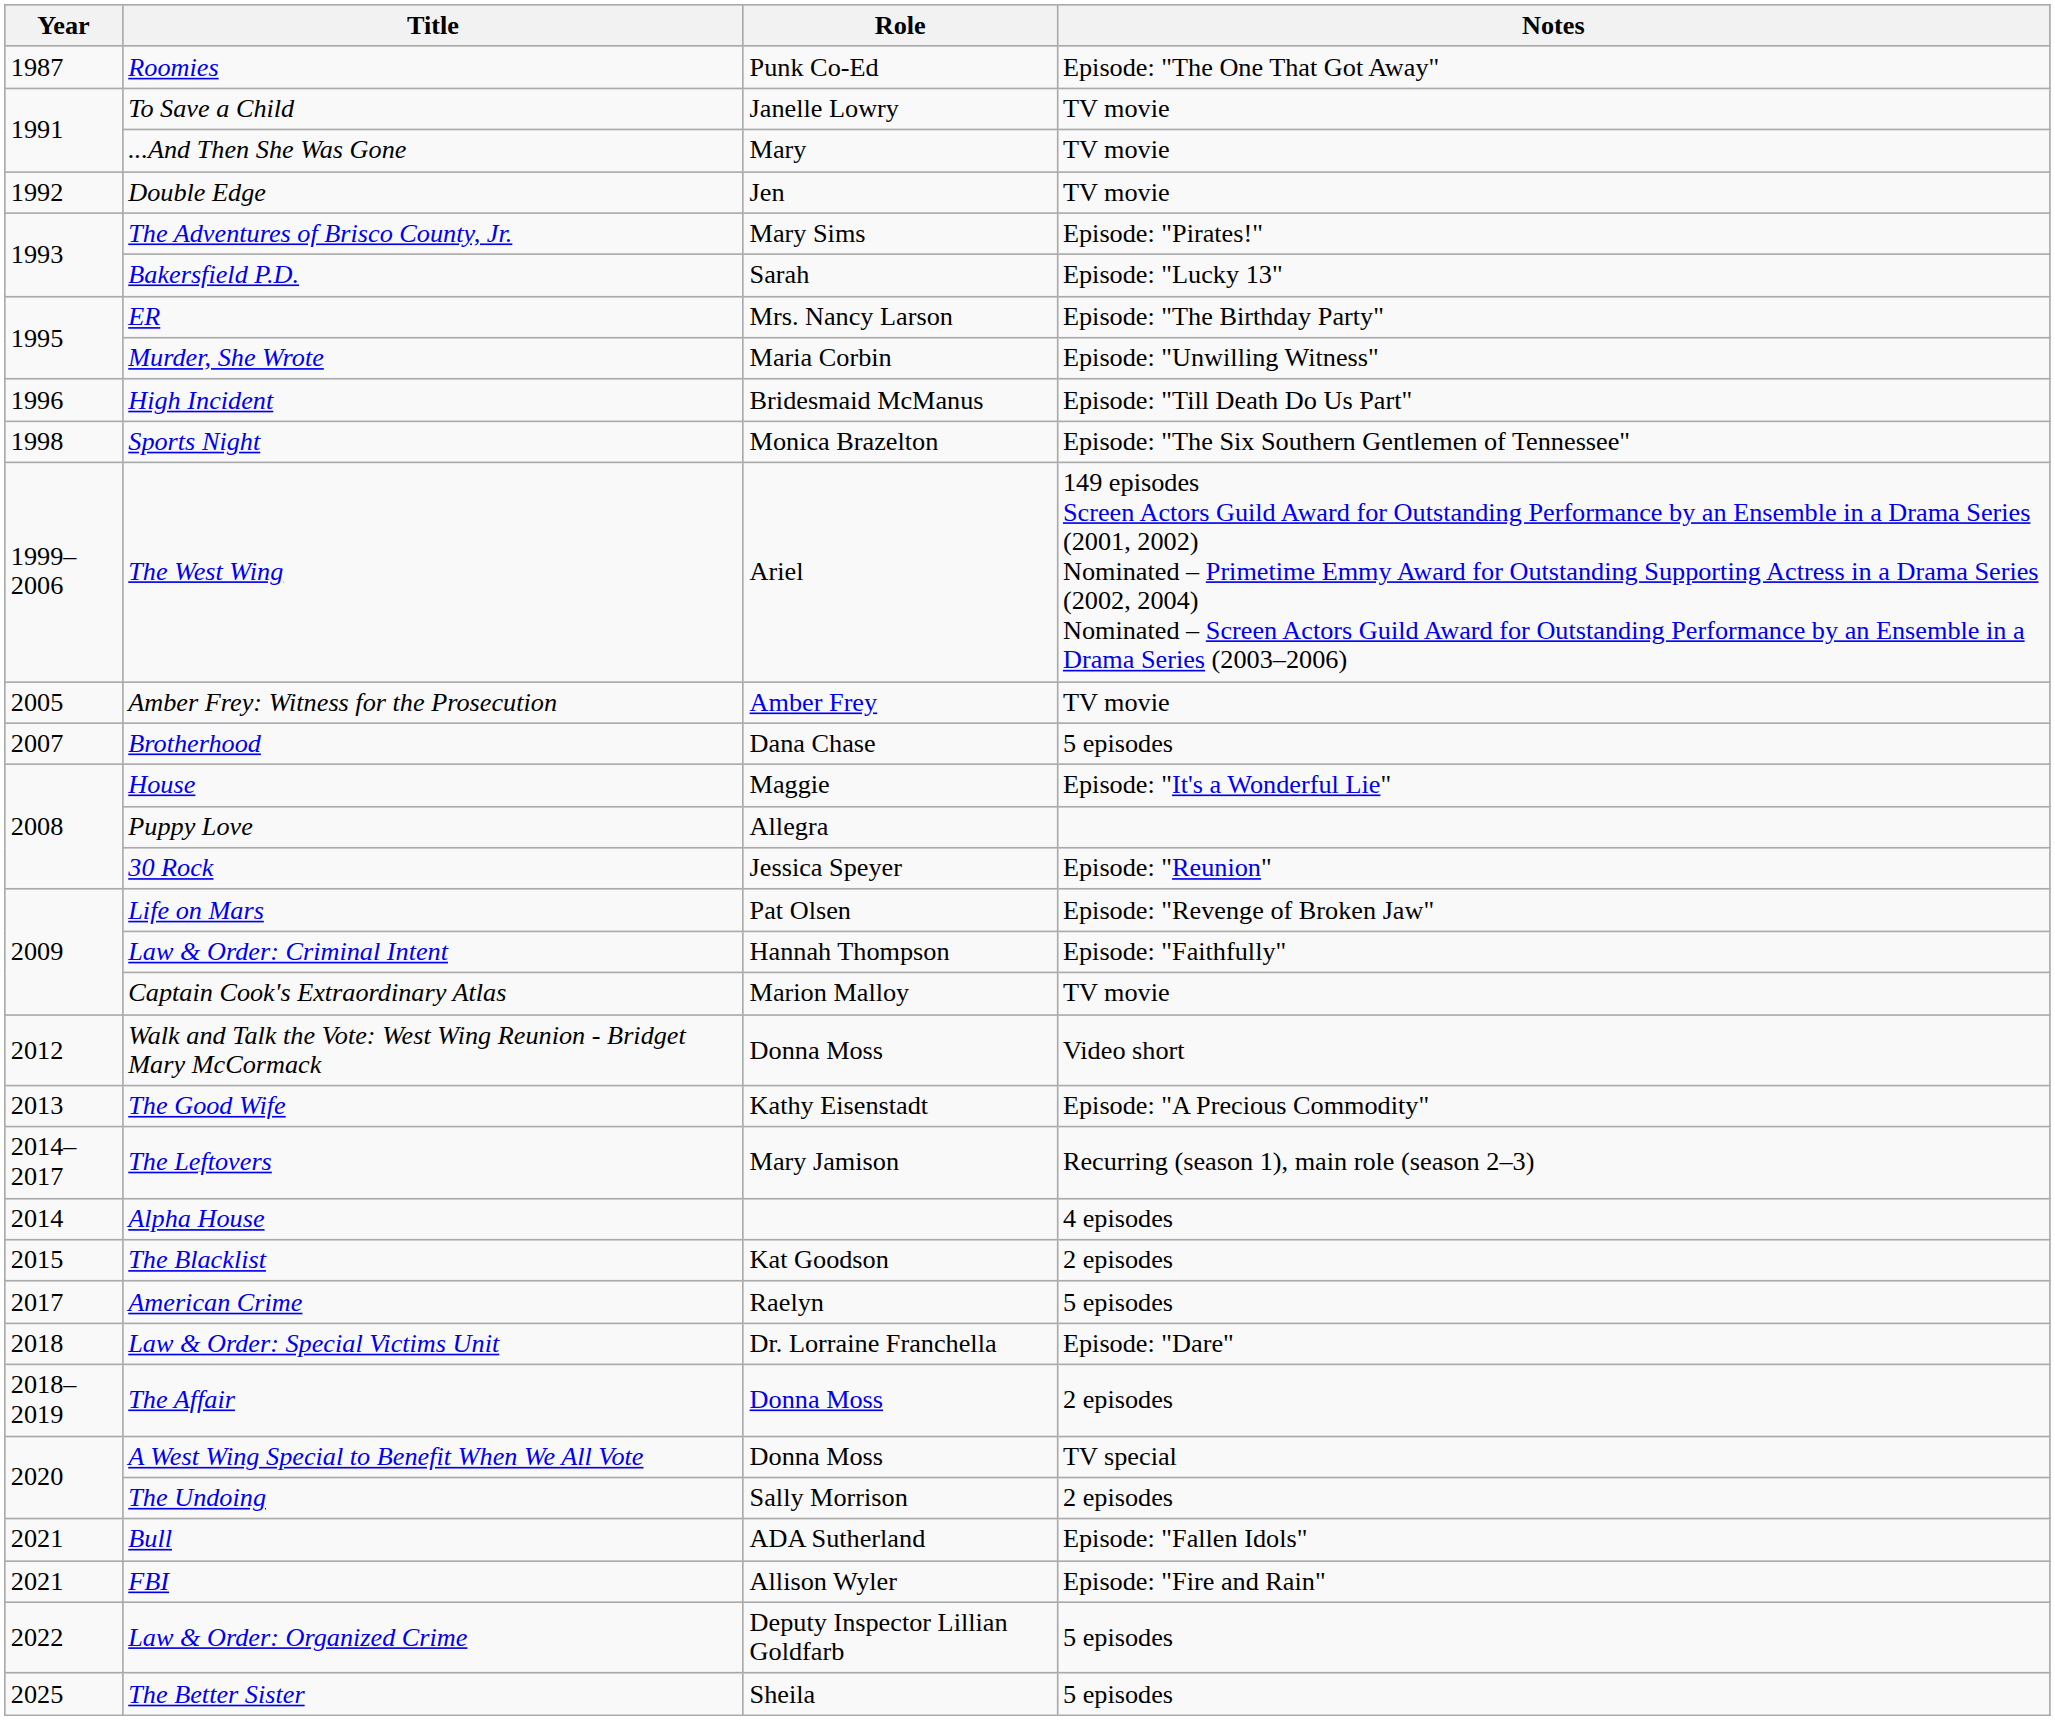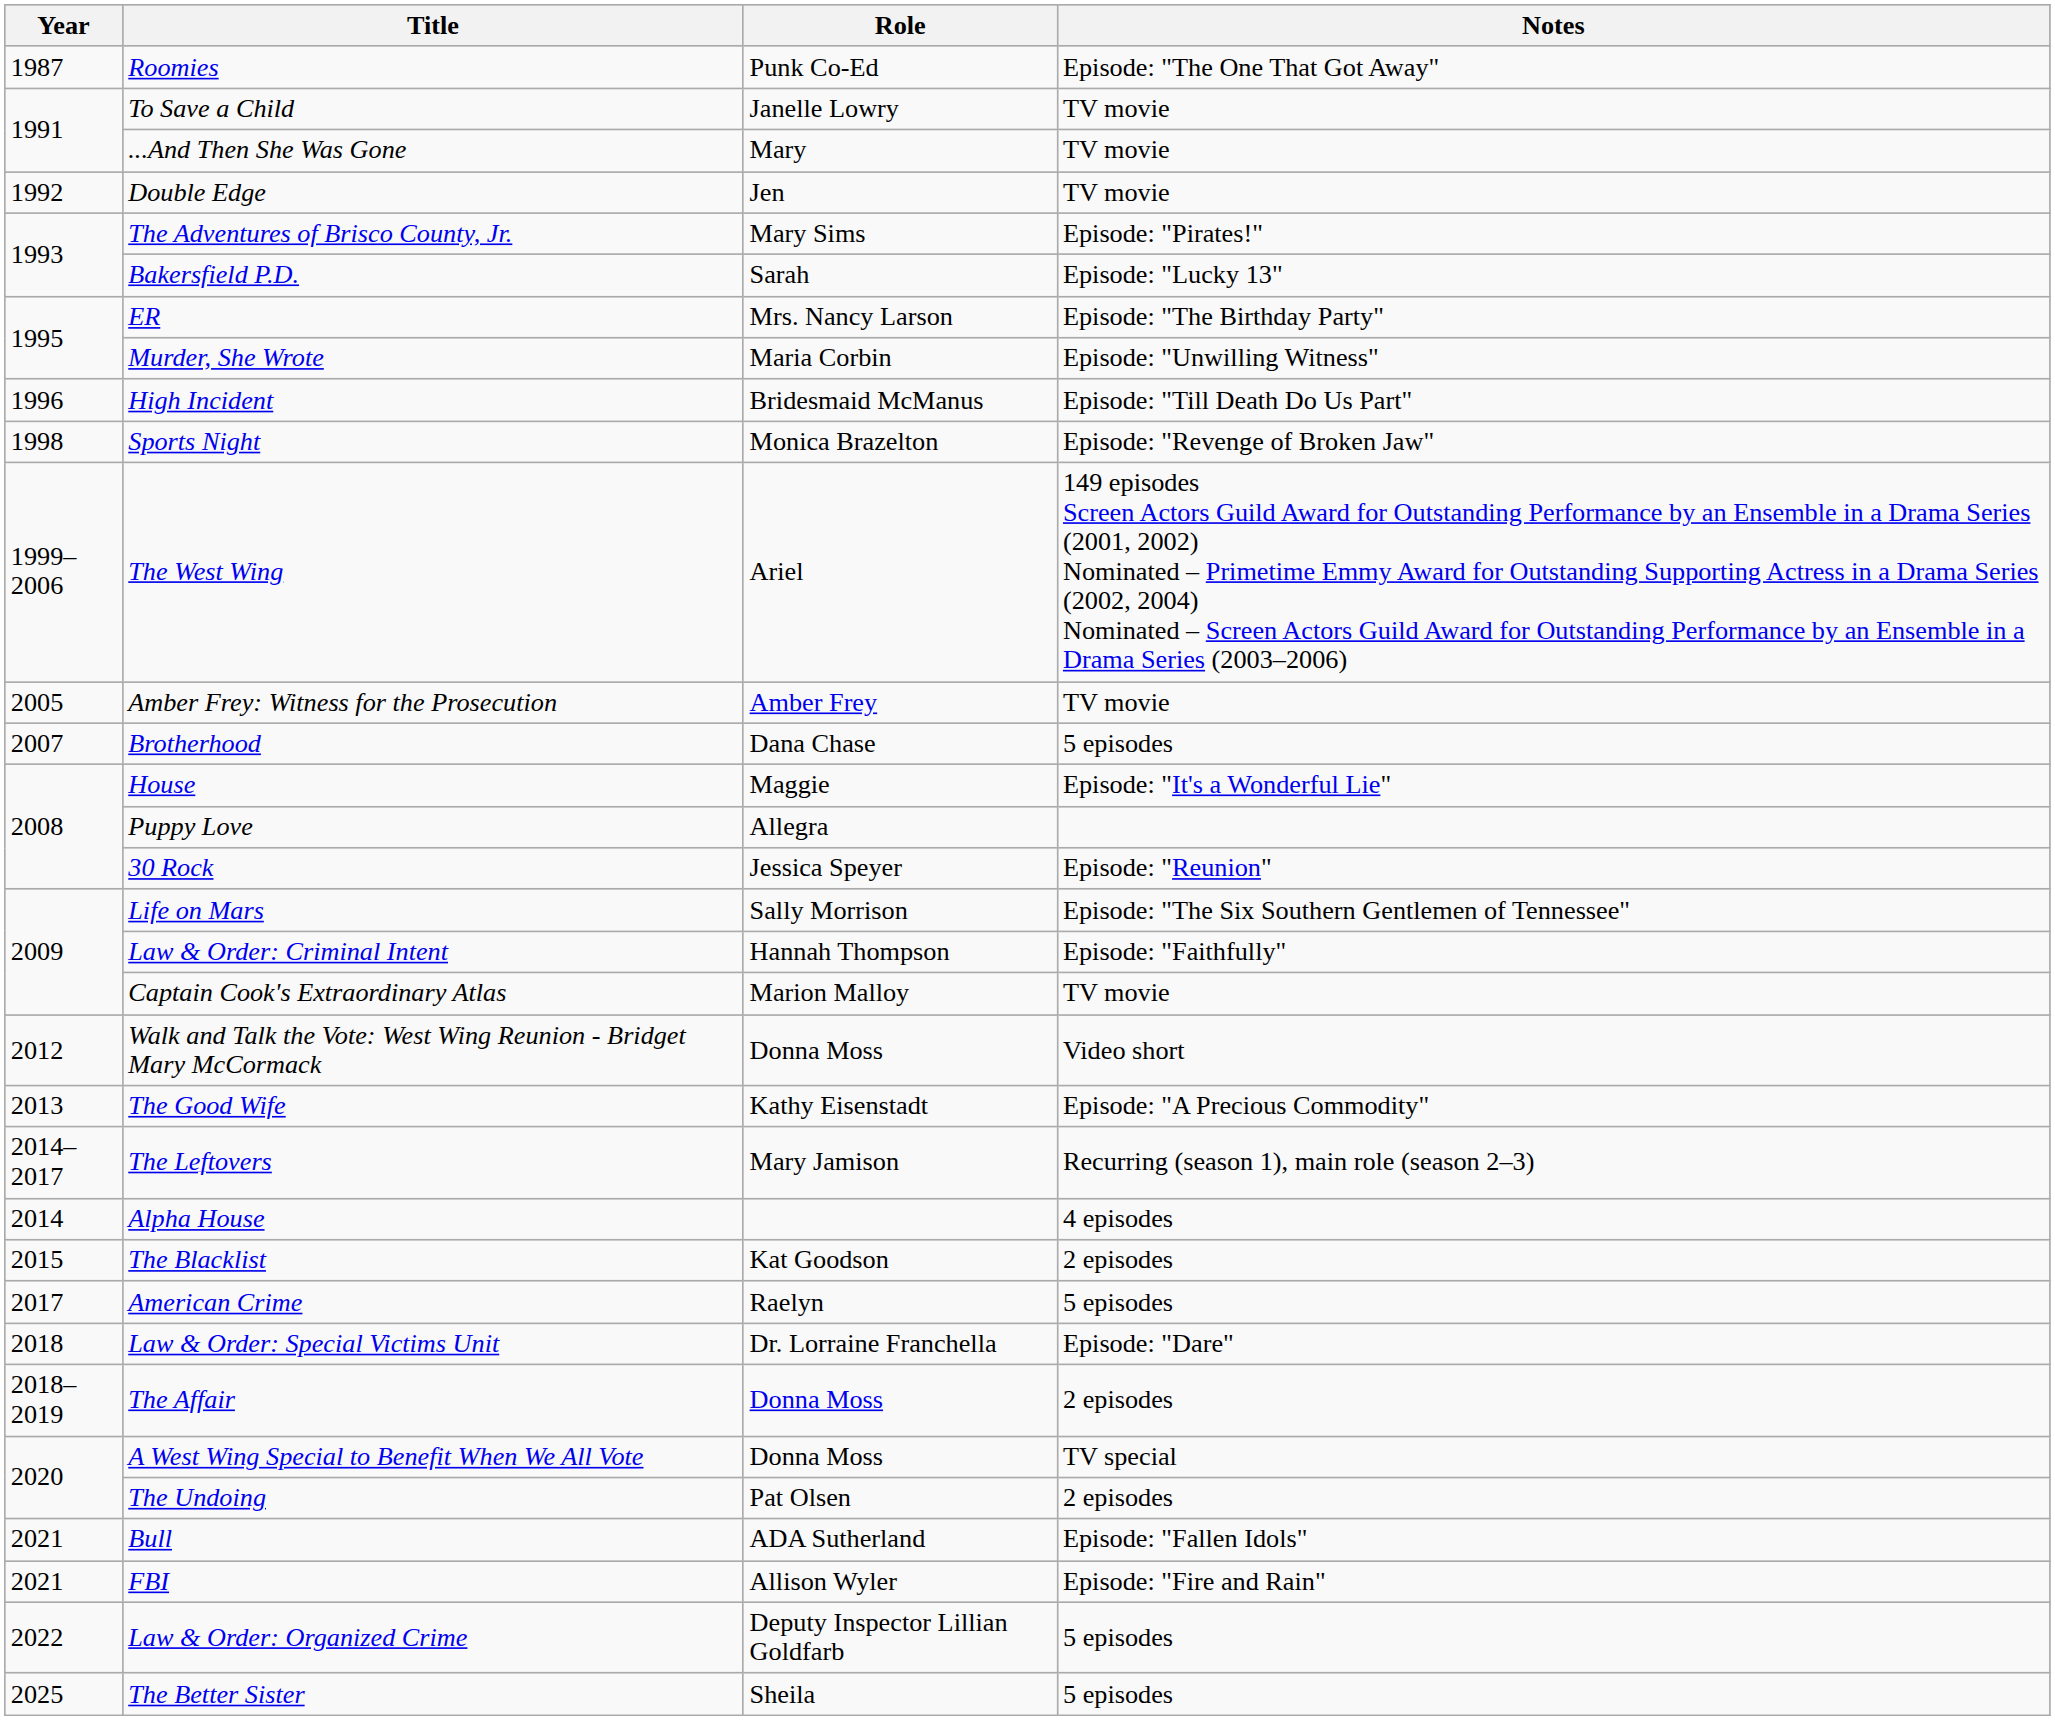(1347, 441) Episode: "The Six Southern Gentlemen of Tennessee" -> (1249, 441) Episode: "Revenge of Broken Jaw"
(800, 909) Pat Olsen -> (829, 909) Sally Morrison
(1249, 909) Episode: "Revenge of Broken Jaw" -> (1347, 909) Episode: "The Six Southern Gentlemen of Tennessee"
(829, 1497) Sally Morrison -> (800, 1497) Pat Olsen
